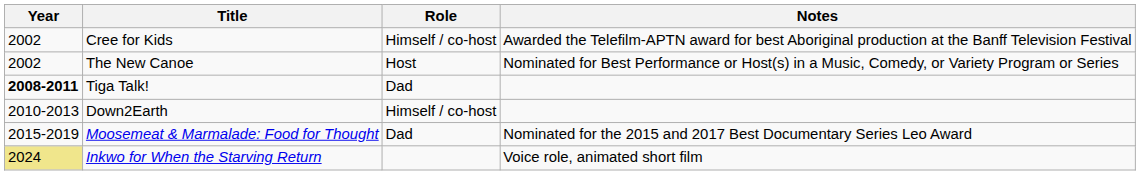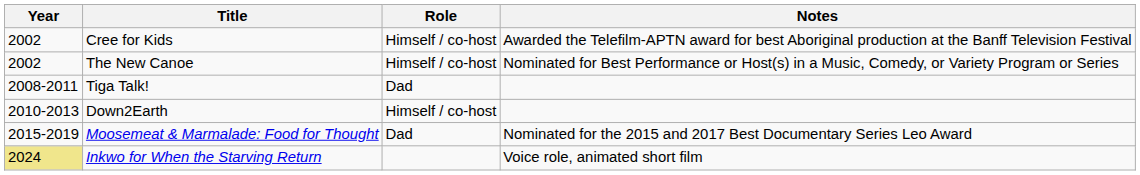(401, 63) Host -> (441, 63) Himself / co-host
(43, 87) bold -> (43, 87) normal
